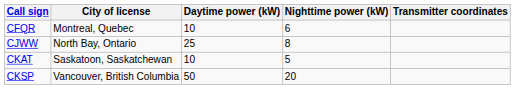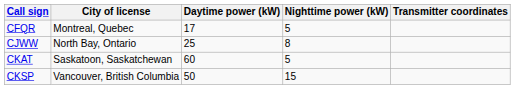(189, 28) 10 -> (189, 28) 17
(288, 28) 6 -> (288, 28) 5
(189, 60) 10 -> (189, 60) 60
(290, 76) 20 -> (290, 76) 15
